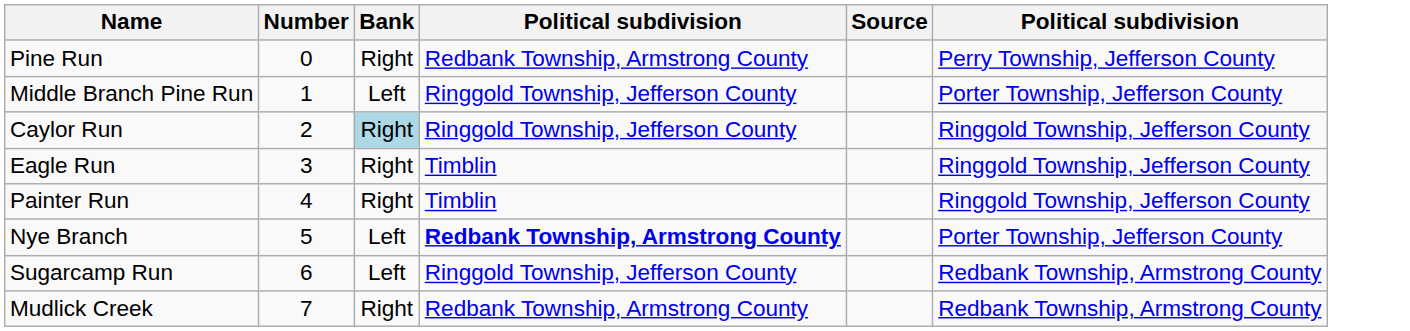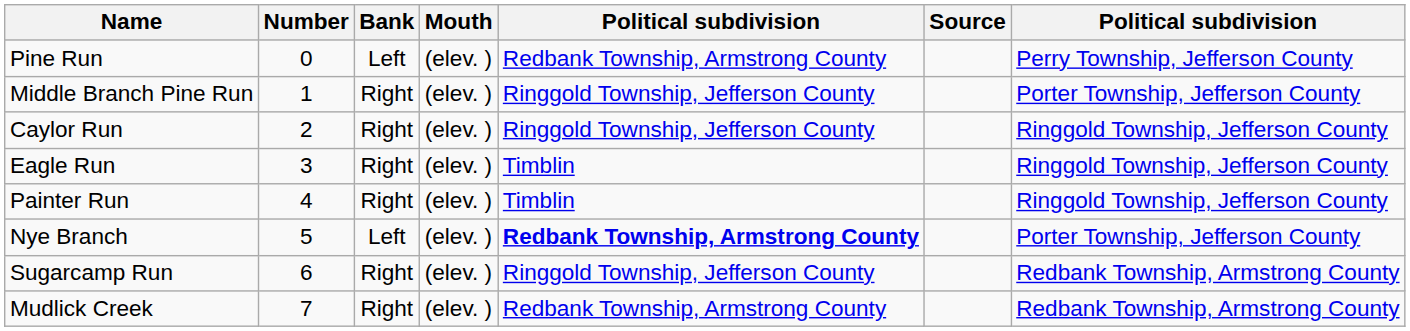+ column: (459, 22)
(387, 58) Right -> (387, 58) Left
(387, 93) Left -> (387, 93) Right
(387, 129) lightblue background -> (387, 129) no background
(387, 272) Left -> (387, 272) Right
